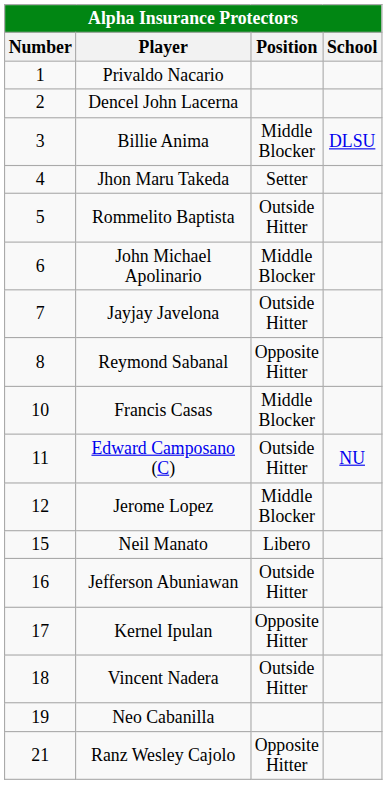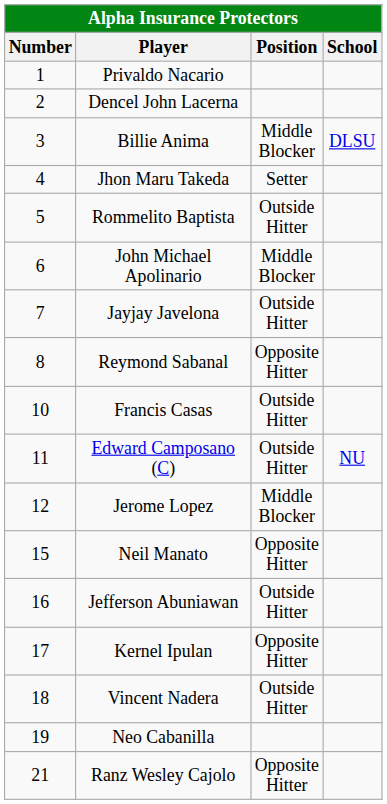(287, 410) Middle Blocker -> (287, 410) Outside Hitter
(287, 544) Libero -> (287, 554) Opposite Hitter
